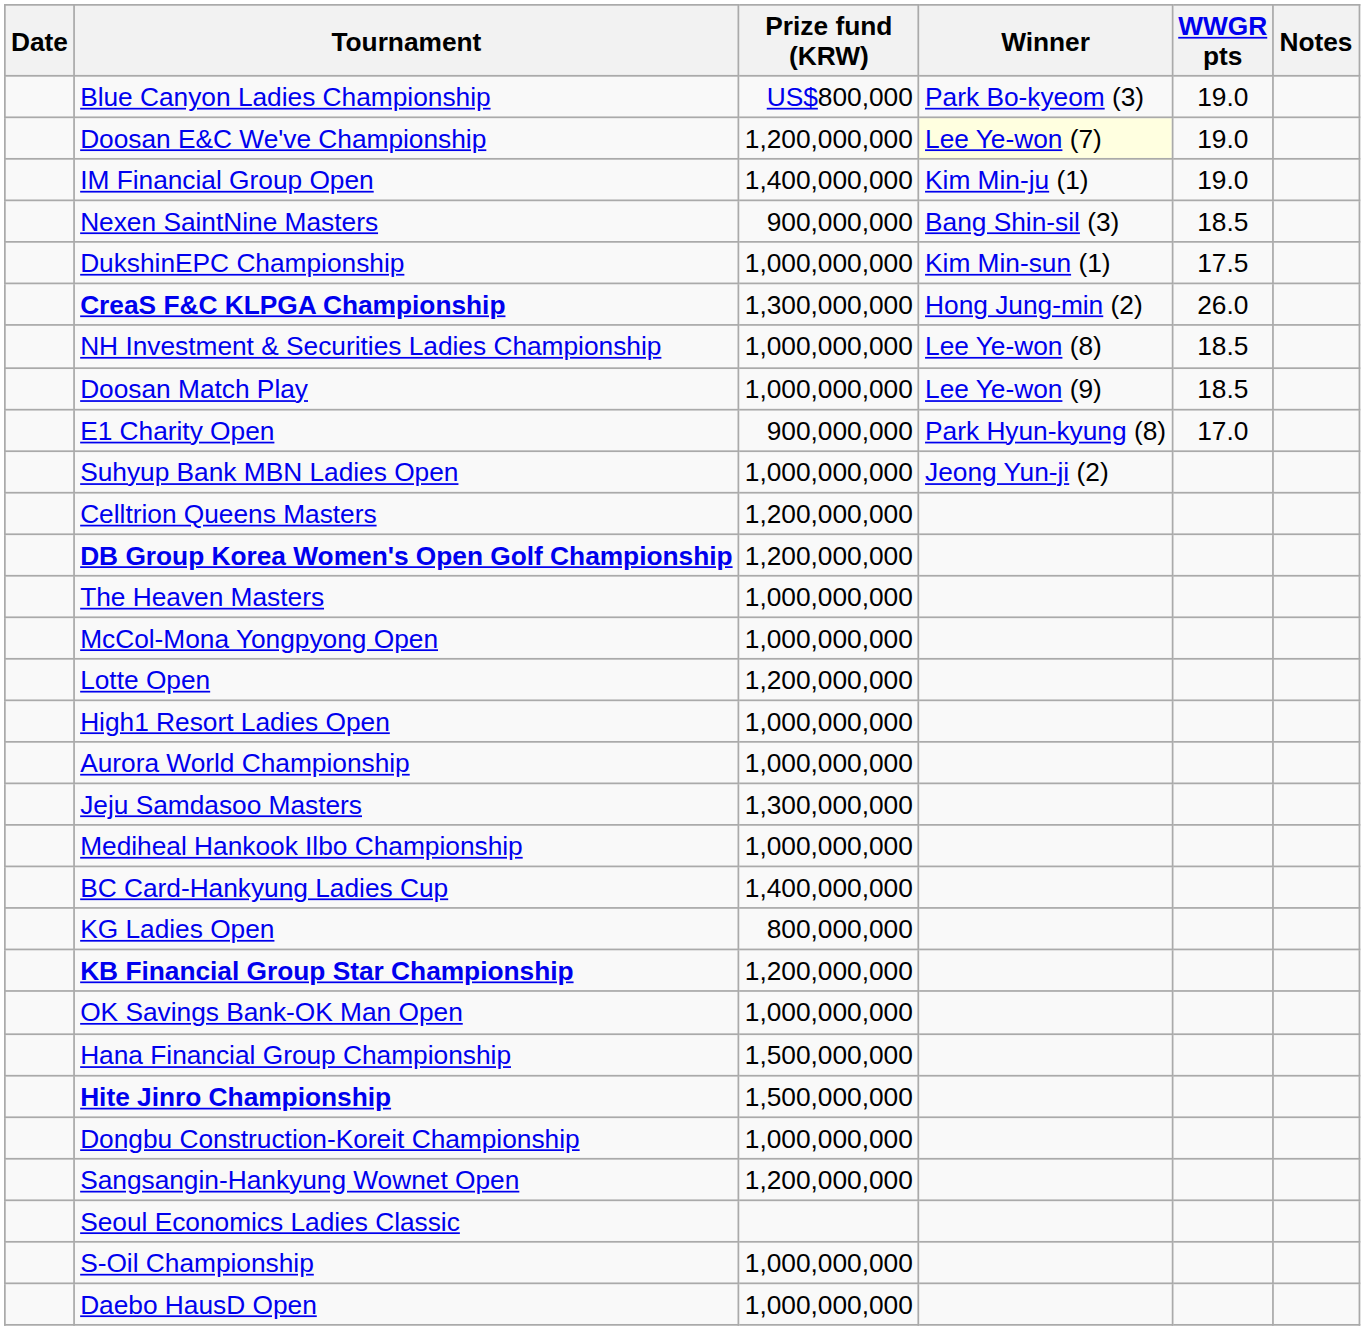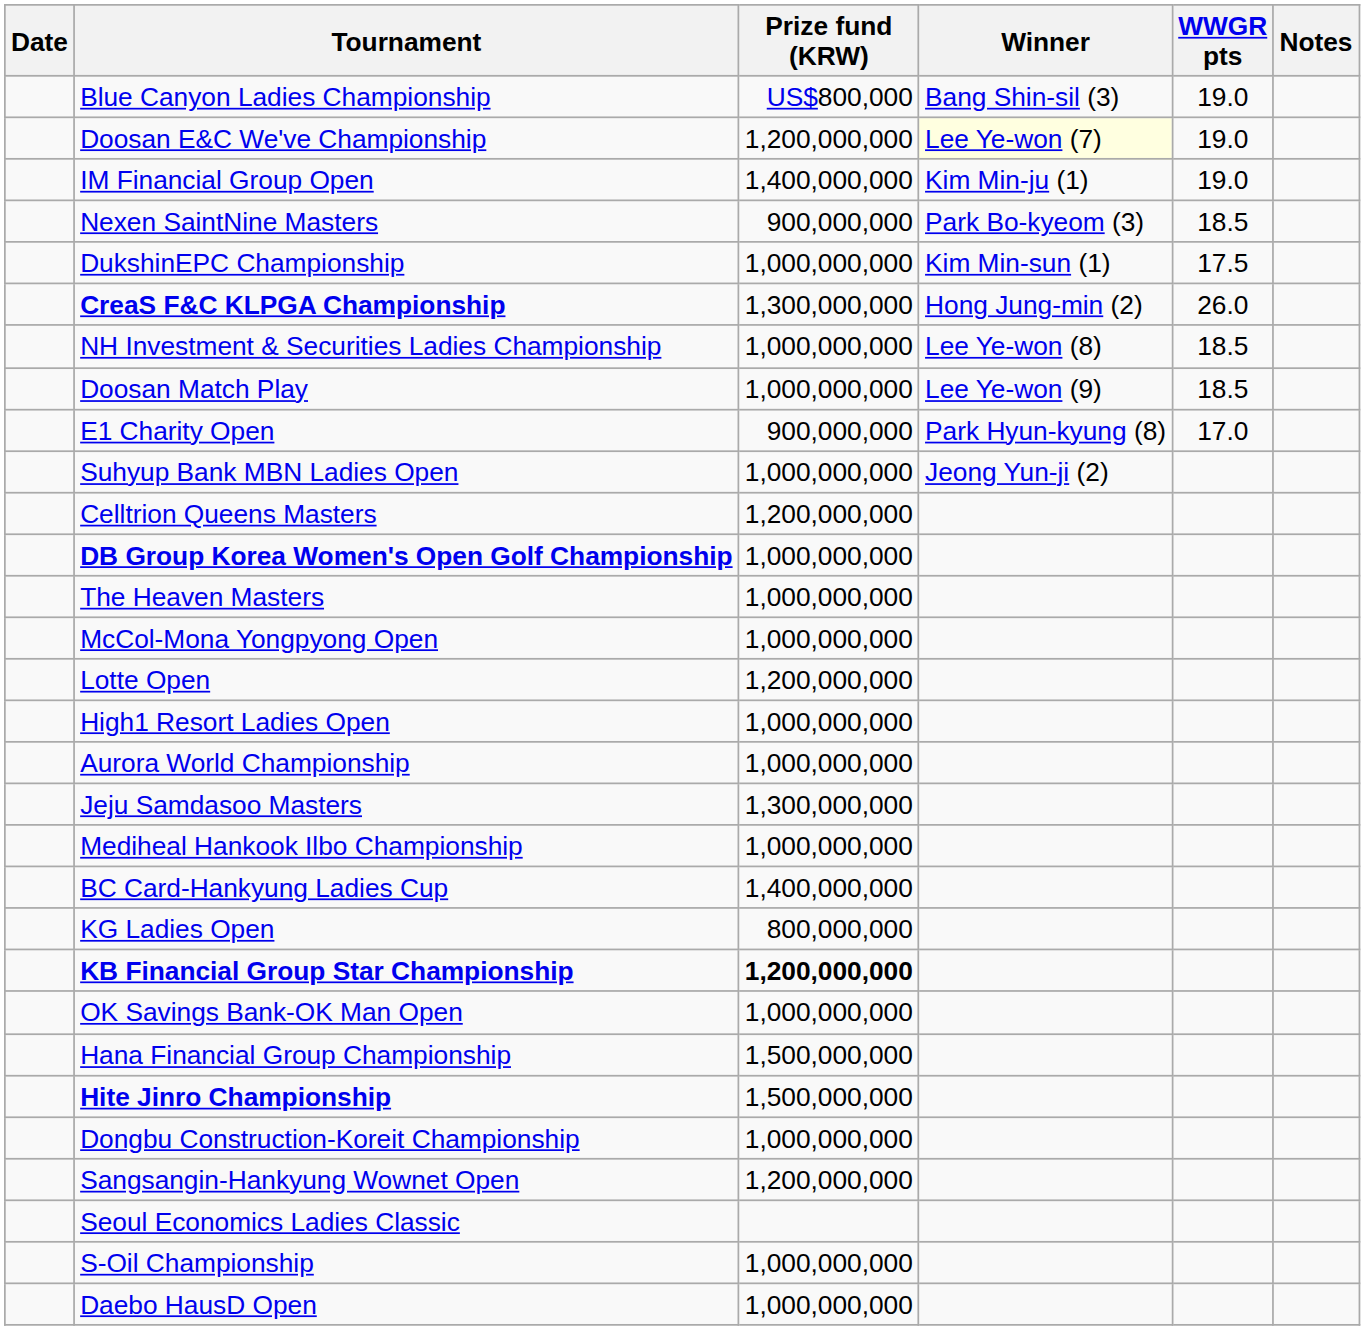(1035, 97) Park Bo-kyeom (3) -> (1022, 97) Bang Shin-sil (3)
(1022, 222) Bang Shin-sil (3) -> (1035, 222) Park Bo-kyeom (3)
(829, 555) 1,200,000,000 -> (829, 555) 1,000,000,000
(829, 971) normal -> (829, 971) bold
